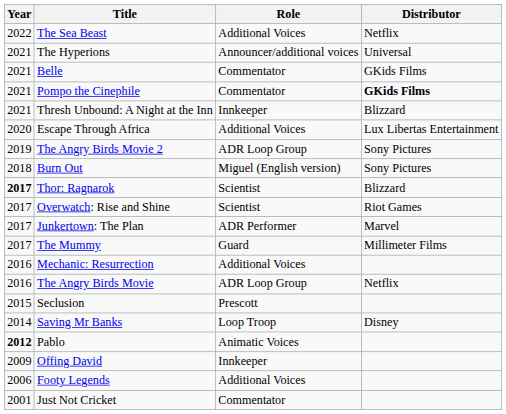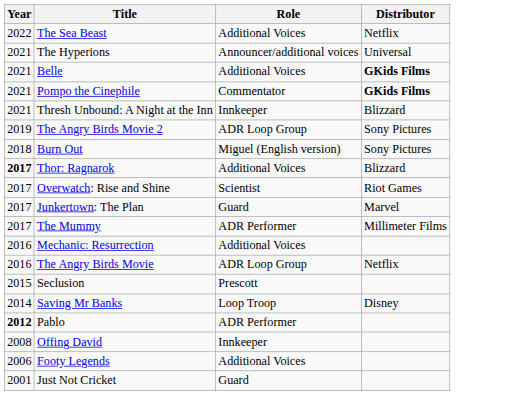(252, 71) Commentator -> (262, 71) Additional Voices
(395, 71) normal -> (397, 71) bold
- row: (93, 129)
(239, 187) Scientist -> (262, 168) Additional Voices
(257, 226) ADR Performer -> (234, 206) Guard
(234, 245) Guard -> (257, 226) ADR Performer
(258, 341) Animatic Voices -> (257, 322) ADR Performer
(19, 361) 2009 -> (19, 341) 2008
(252, 399) Commentator -> (234, 380) Guard
